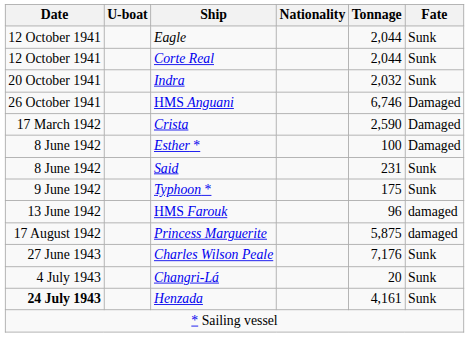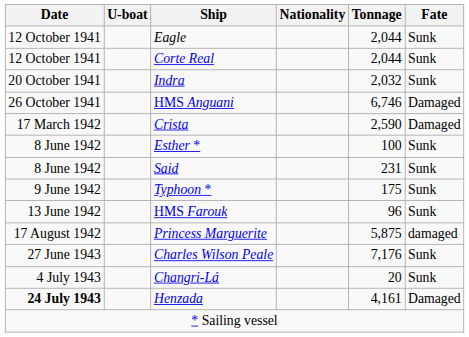(434, 146) Damaged -> (422, 146) Sunk
(433, 211) damaged -> (422, 211) Sunk
(422, 299) Sunk -> (434, 299) Damaged
